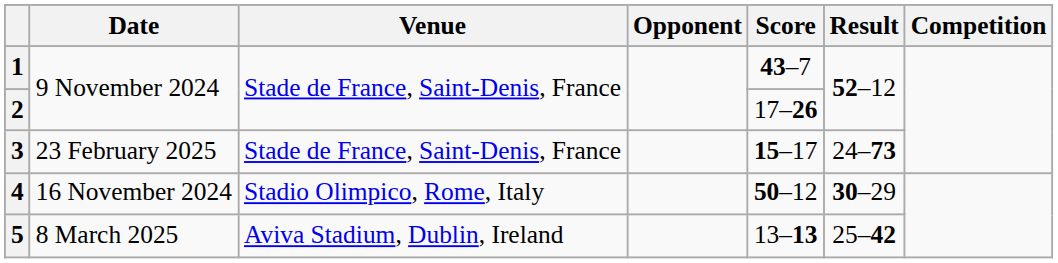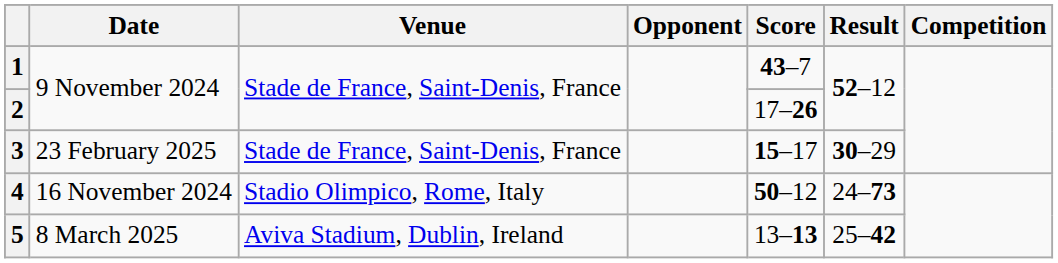(864, 150) 24–73 -> (864, 150) 30–29
(864, 192) 30–29 -> (864, 192) 24–73
